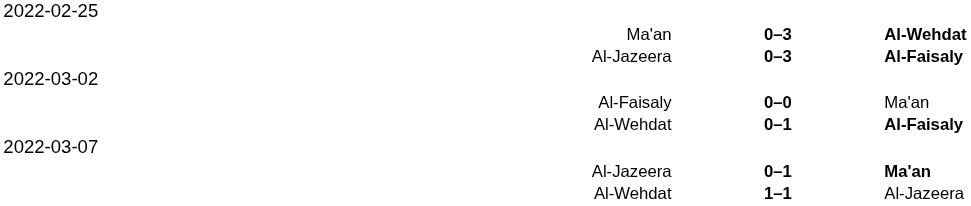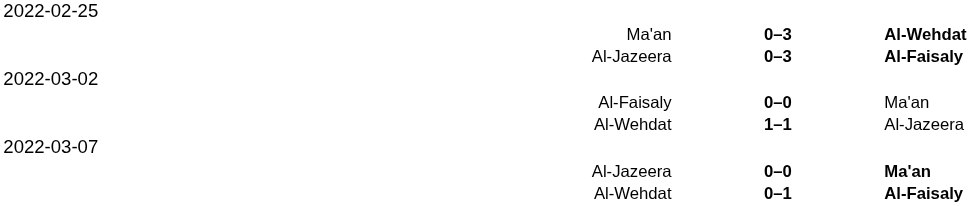rows swapped: (633, 193) <-> (633, 124)
(778, 171) 0–1 -> (778, 171) 0–0
